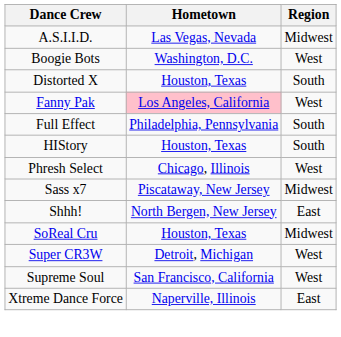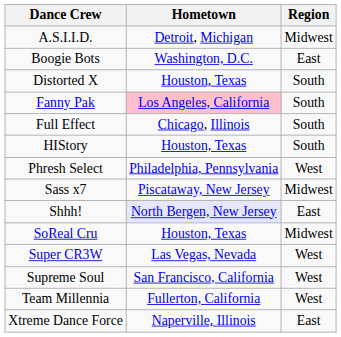(204, 37) Las Vegas, Nevada -> (204, 37) Detroit, Michigan
(309, 59) West -> (309, 59) East
(309, 102) West -> (309, 102) South
(204, 124) Philadelphia, Pennsylvania -> (204, 124) Chicago, Illinois
(204, 168) Chicago, Illinois -> (204, 168) Philadelphia, Pennsylvania
(204, 211) no background -> (204, 211) lavender background
(204, 255) Detroit, Michigan -> (204, 255) Las Vegas, Nevada
+ row: (66, 299)
